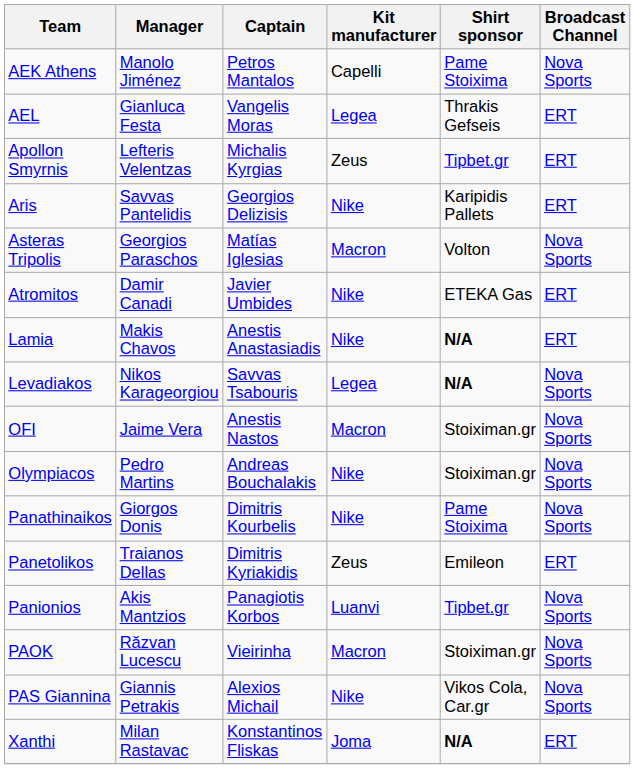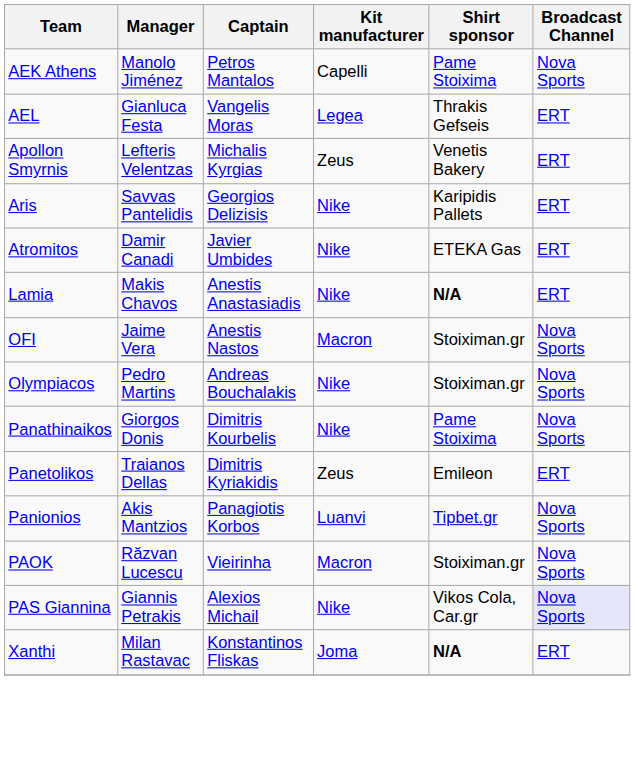(476, 160) Tipbet.gr -> (460, 160) Venetis Bakery
- row: (36, 250)
- row: (50, 384)
(568, 696) no background -> (561, 607) lavender background
